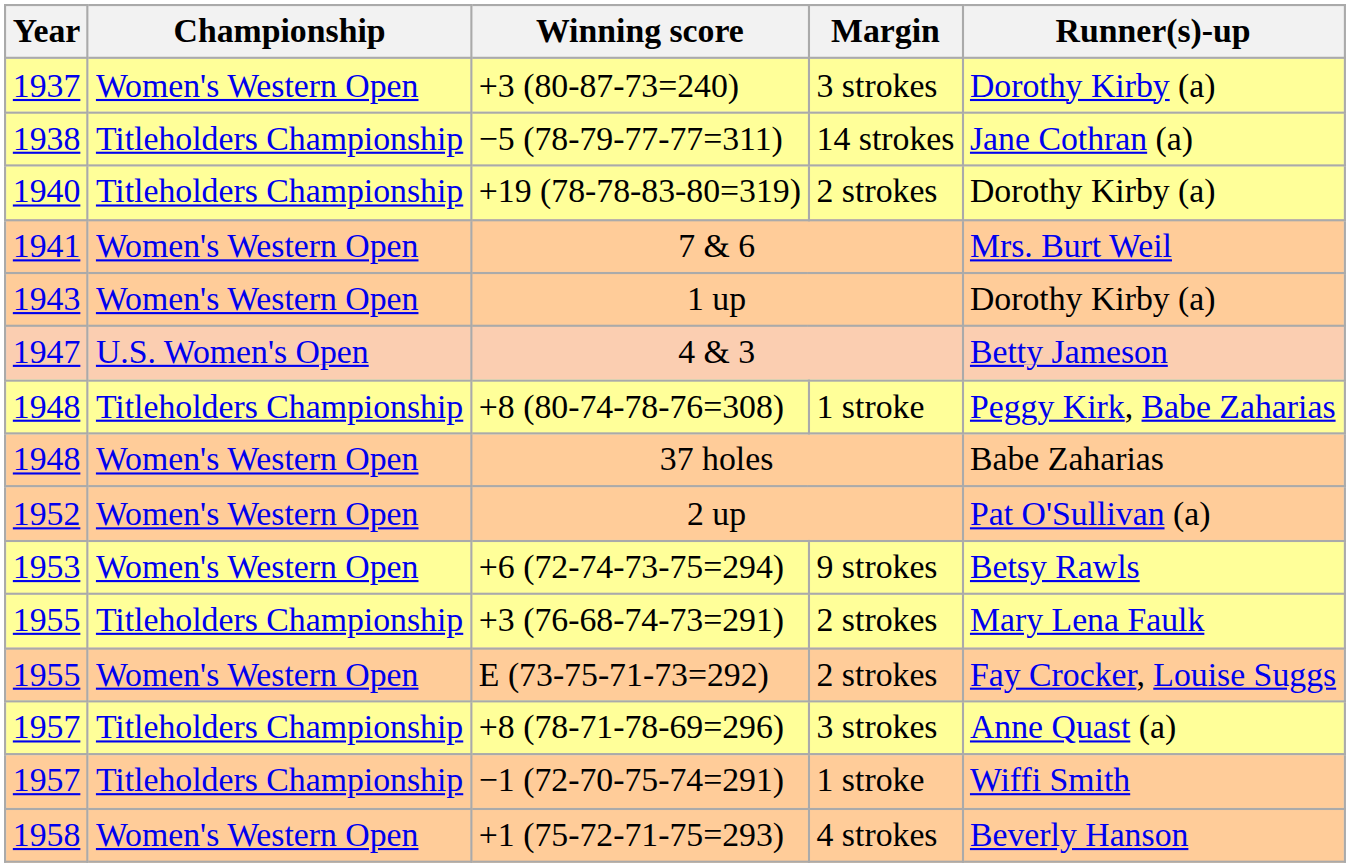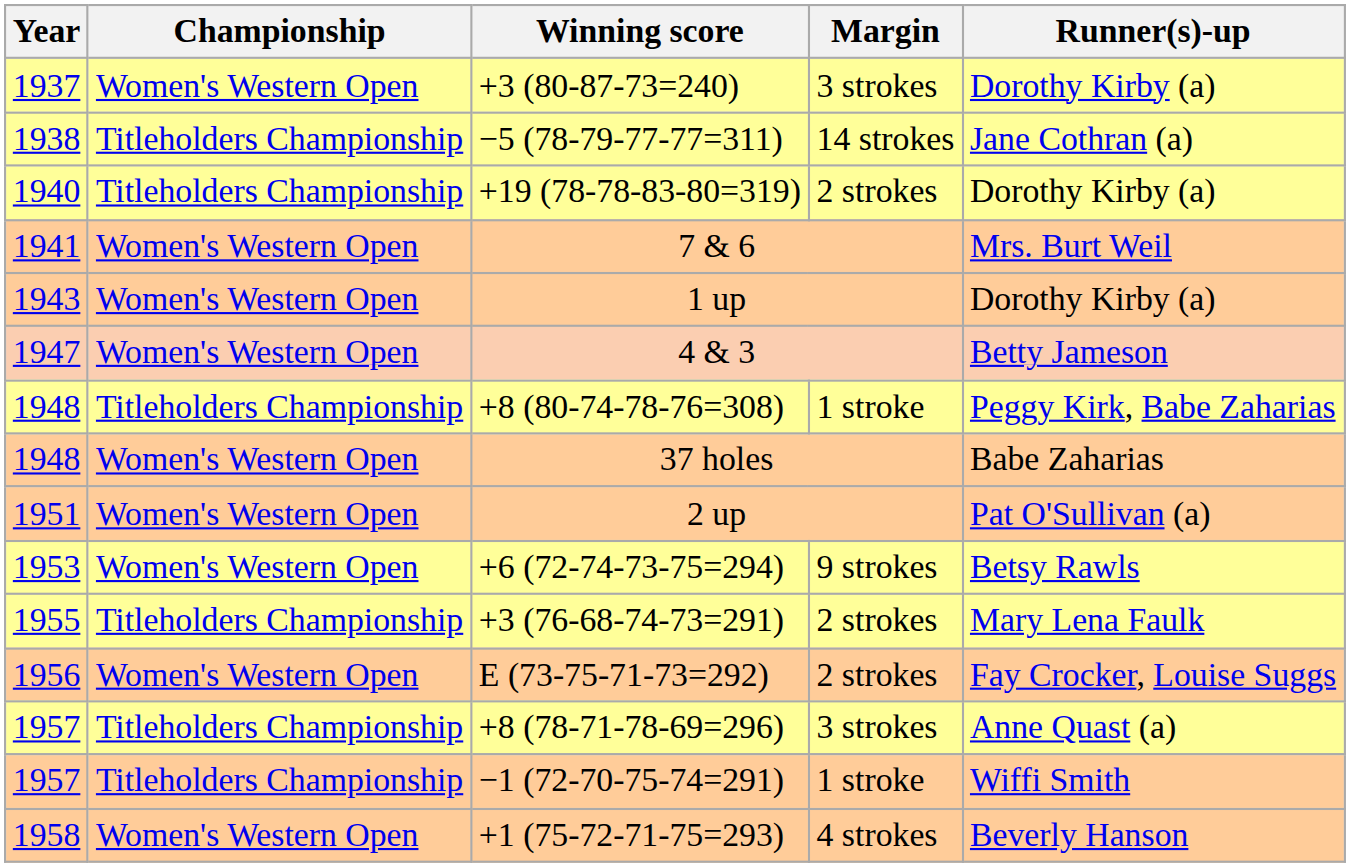(232, 352) U.S. Women's Open -> (257, 352) Women's Western Open
(47, 513) 1952 -> (47, 513) 1951
(47, 673) 1955 -> (47, 673) 1956
